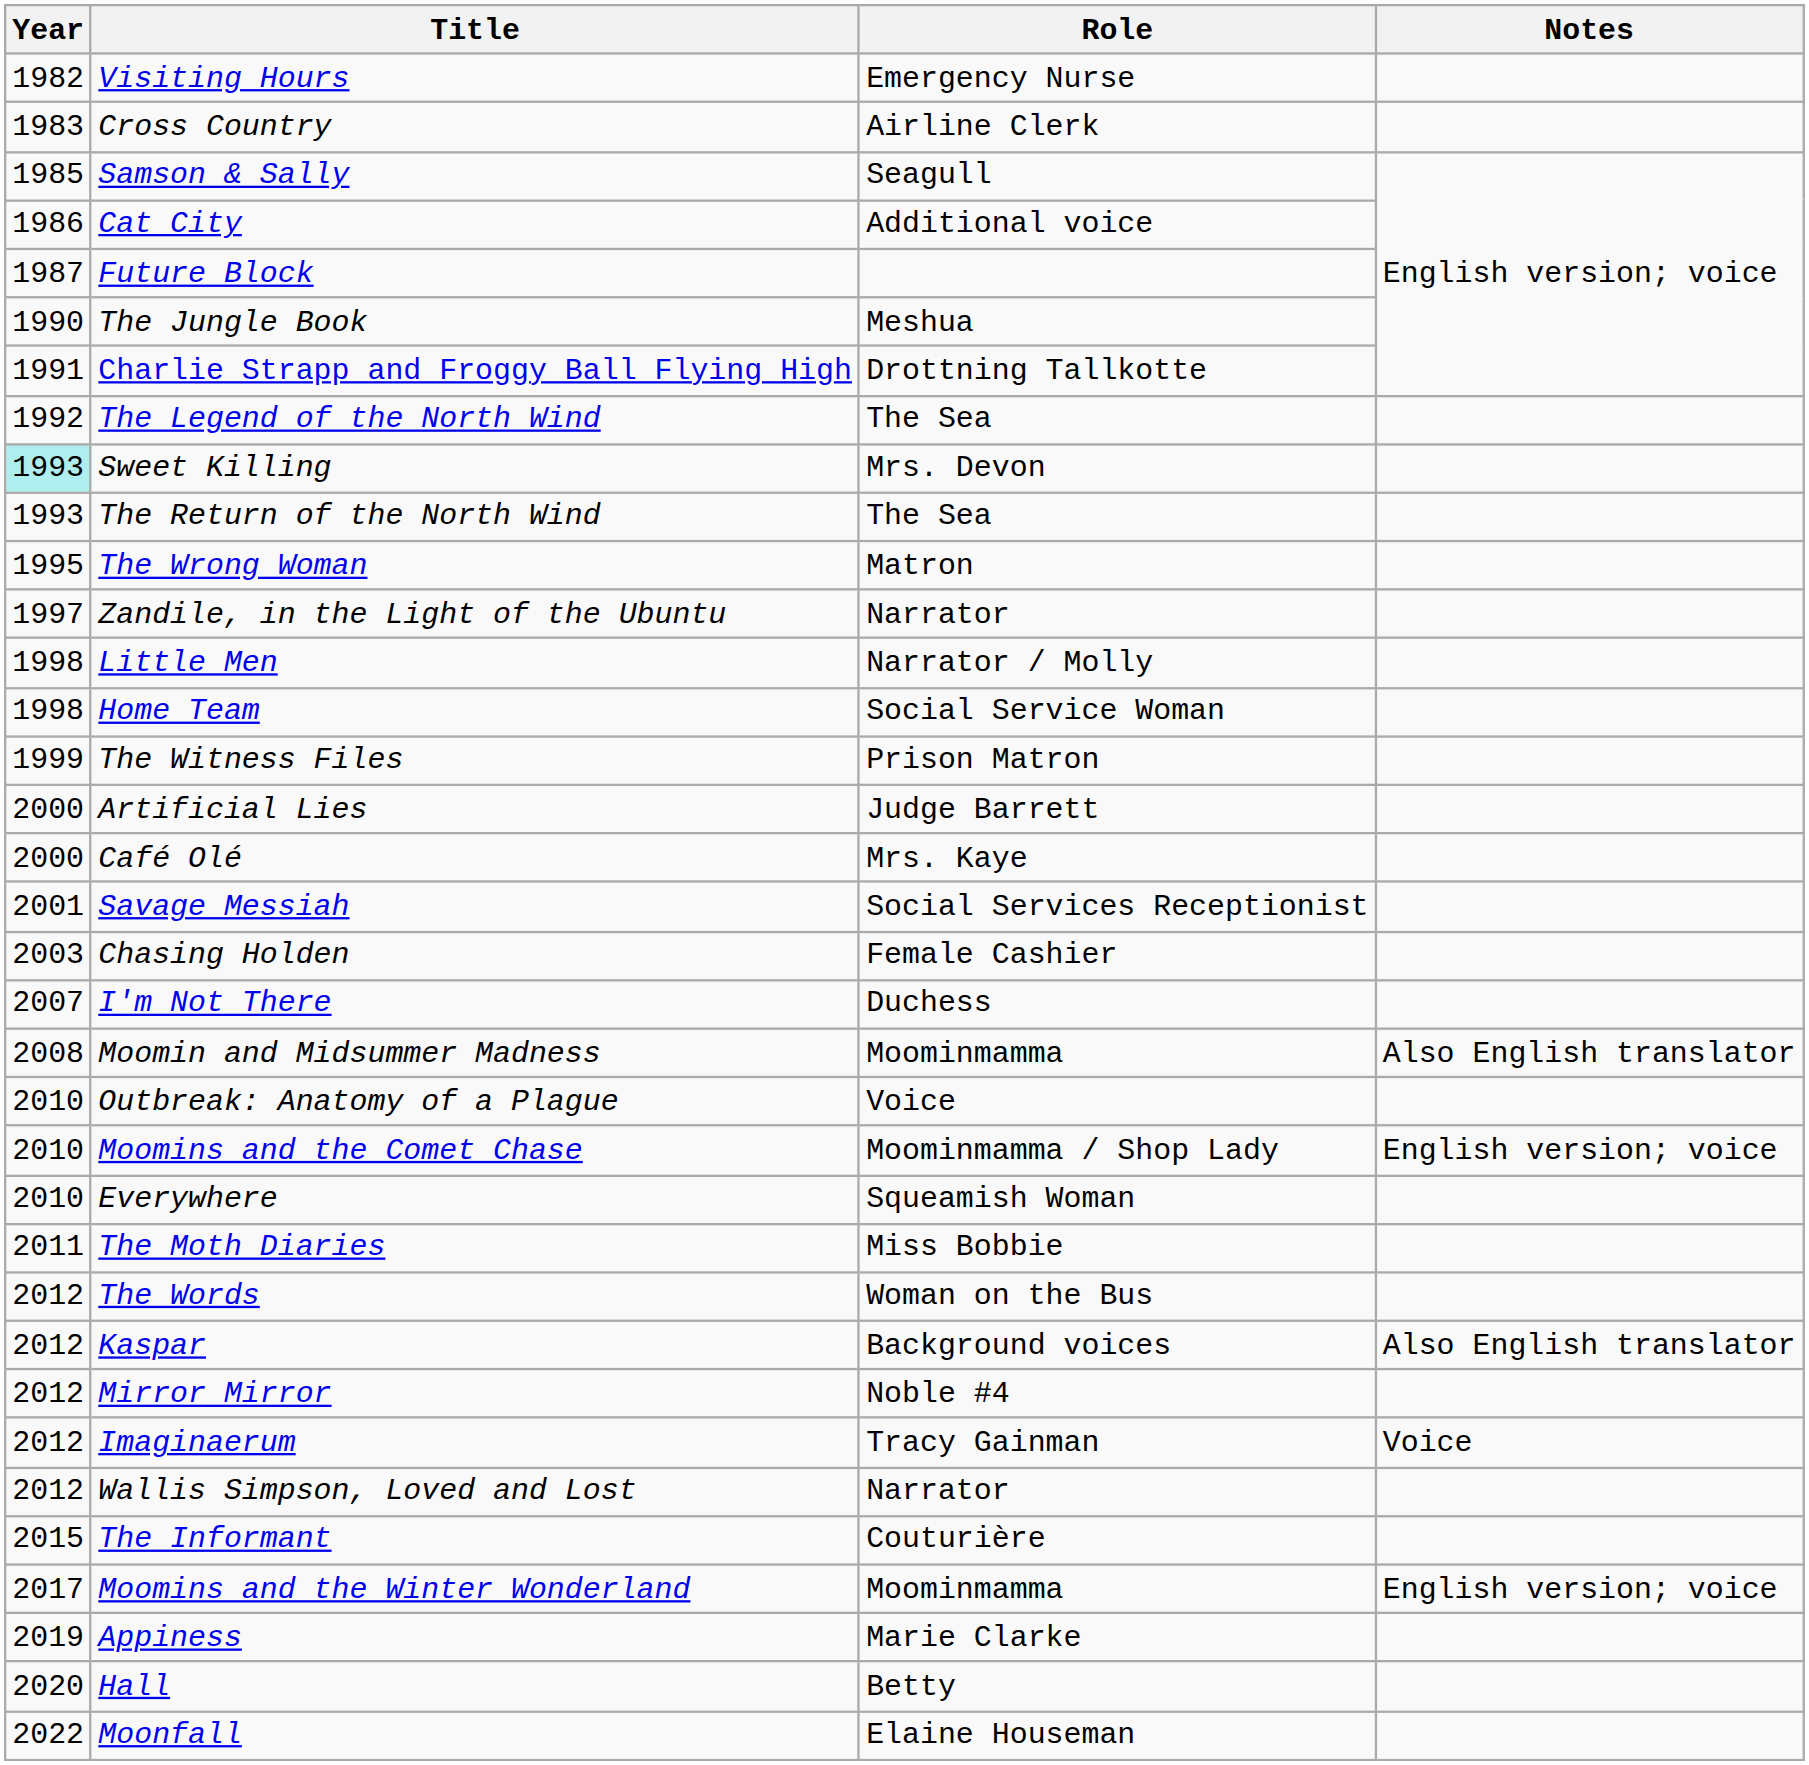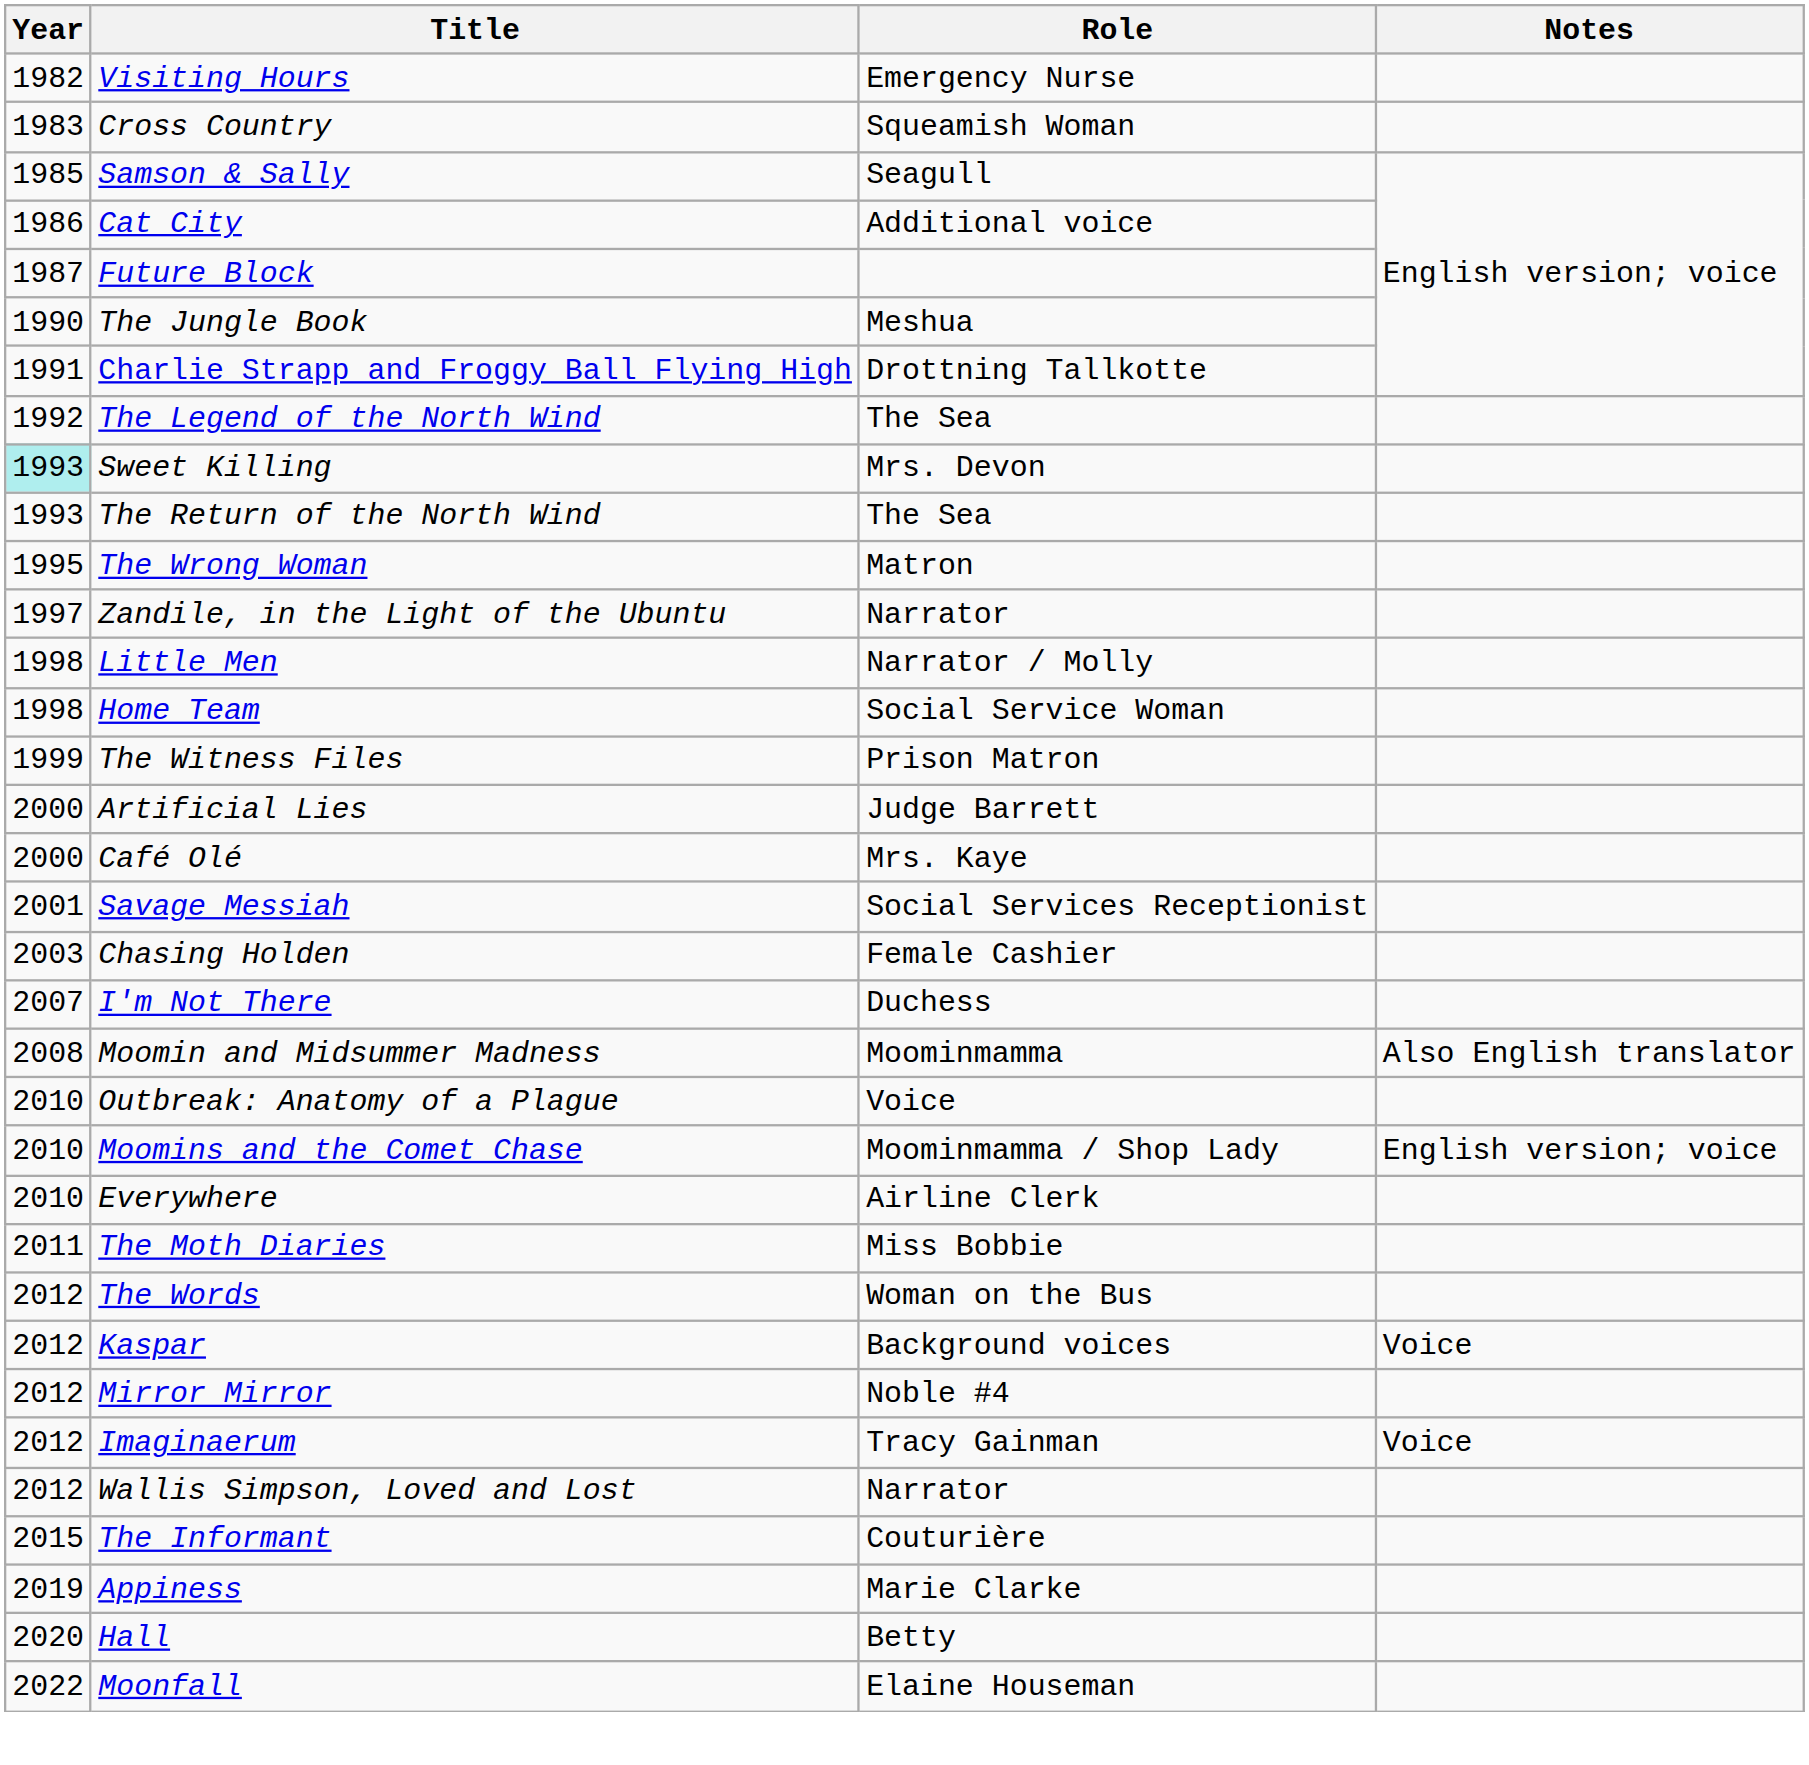(983, 127) Airline Clerk -> (1001, 127) Squeamish Woman
(1001, 1199) Squeamish Woman -> (983, 1199) Airline Clerk
(1589, 1345) Also English translator -> (1428, 1345) Voice
- row: (394, 1589)
